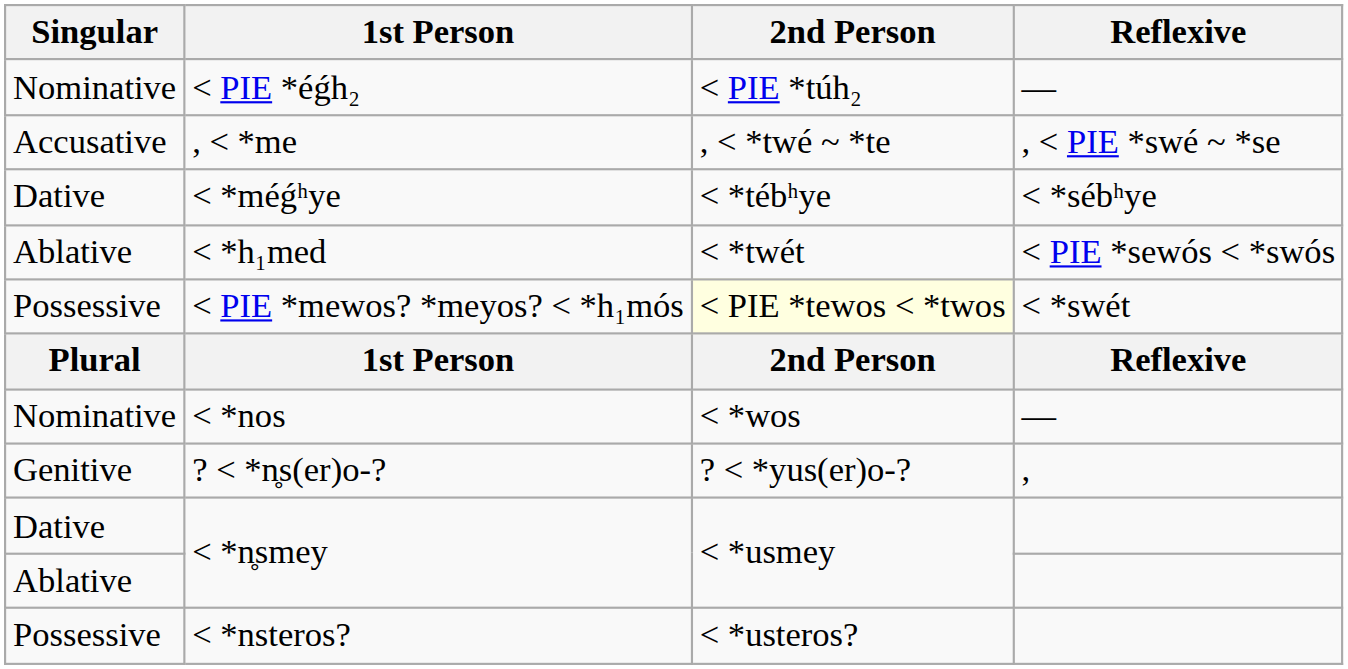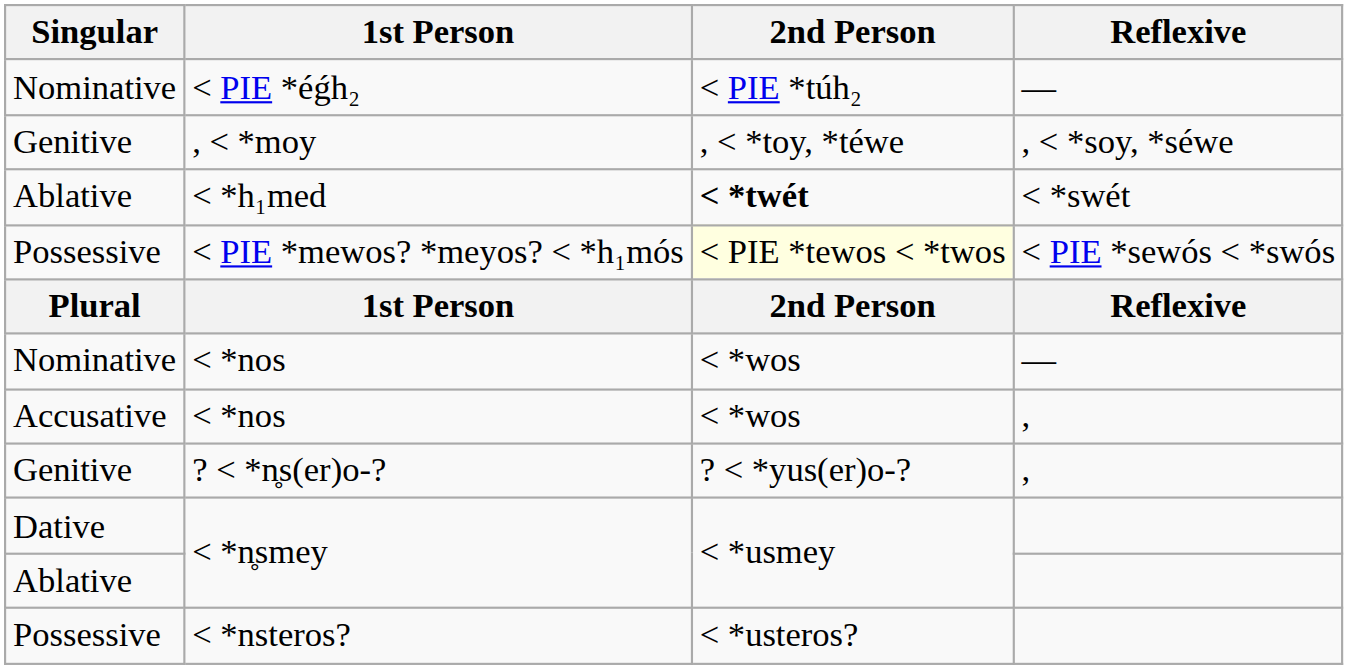- row: (90, 141)
+ row: (73, 141)
- row: (59, 196)
(752, 251) normal -> (754, 196) bold
(1178, 251) < PIE *sewós < *swós -> (1076, 196) < *swét
(1076, 305) < *swét -> (1178, 251) < PIE *sewós < *swós
+ row: (90, 415)
